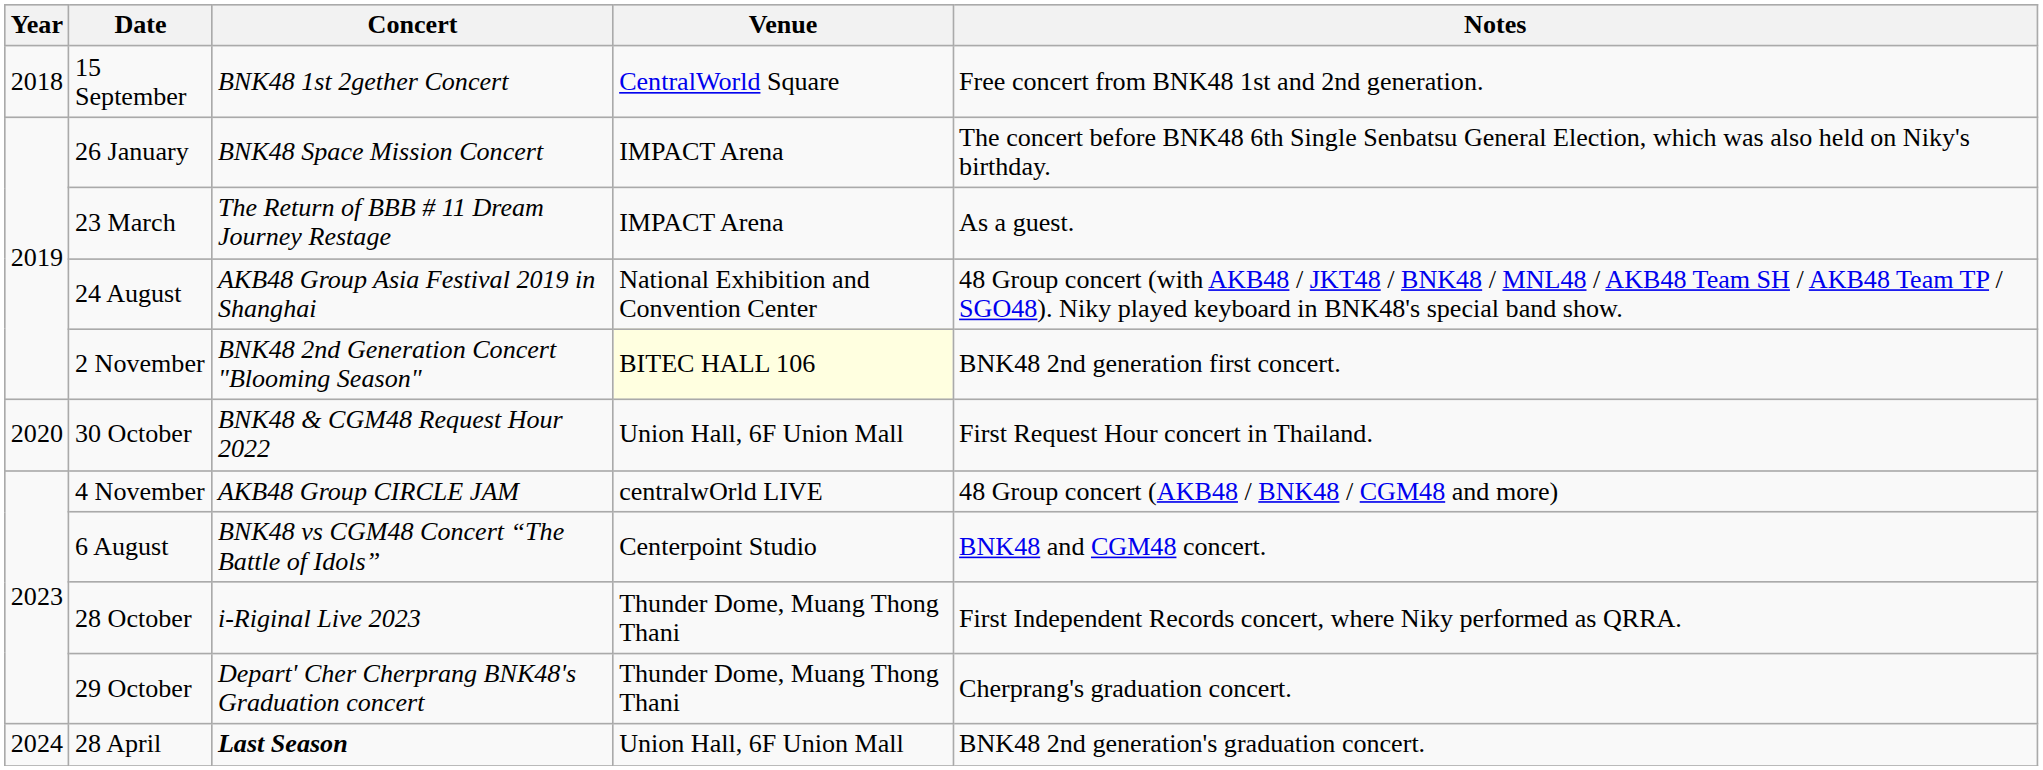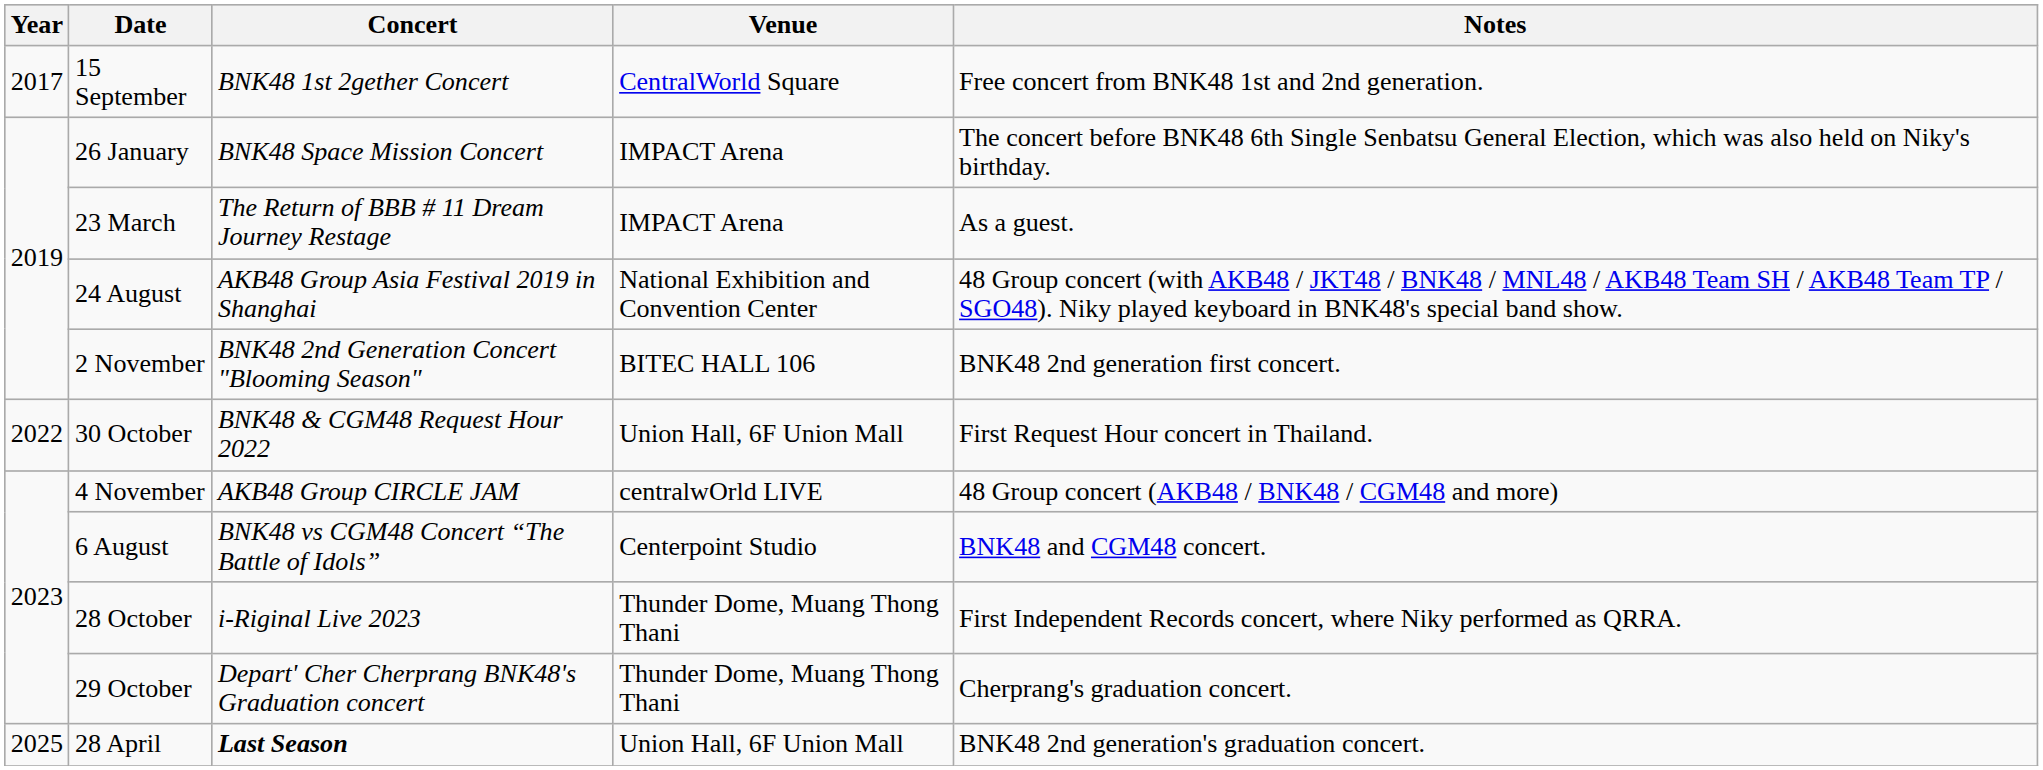(37, 81) 2018 -> (37, 81) 2017
(717, 364) lightyellow background -> (717, 364) no background
(37, 434) 2020 -> (37, 434) 2022
(37, 744) 2024 -> (37, 744) 2025
